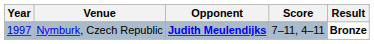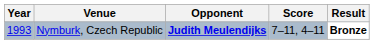(19, 31) 1997 -> (19, 31) 1993
